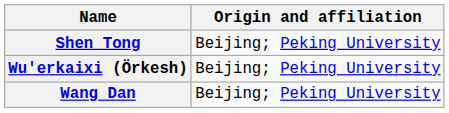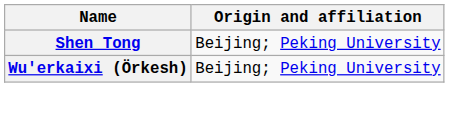- row: (98, 94)
